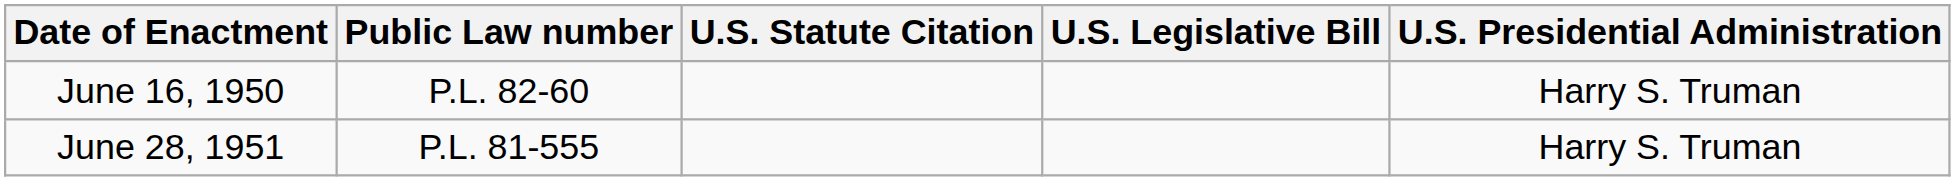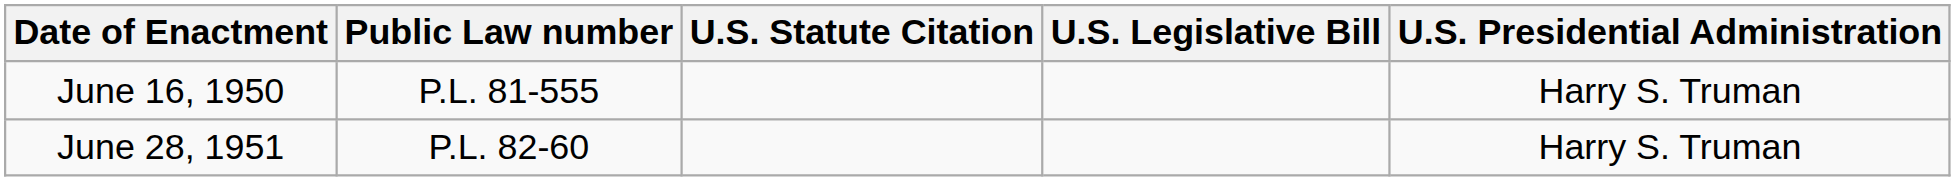(509, 89) P.L. 82-60 -> (509, 89) P.L. 81-555
(509, 146) P.L. 81-555 -> (509, 146) P.L. 82-60
